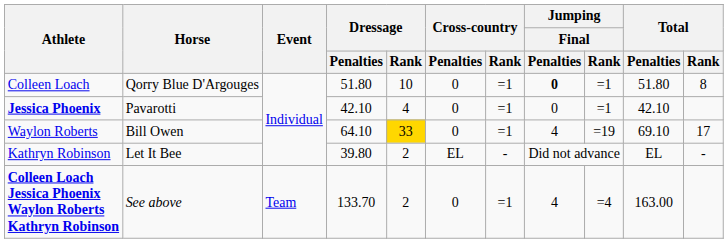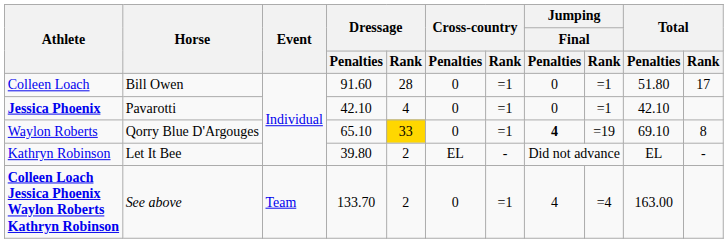(192, 85) Qorry Blue D'Argouges -> (155, 85) Bill Owen
(356, 85) 51.80 -> (356, 85) 91.60
(406, 85) 10 -> (406, 85) 28
(555, 85) bold -> (555, 85) normal
(703, 85) 8 -> (703, 85) 17
(155, 131) Bill Owen -> (192, 131) Qorry Blue D'Argouges
(356, 131) 64.10 -> (356, 131) 65.10
(555, 131) normal -> (555, 131) bold
(703, 131) 17 -> (703, 131) 8
